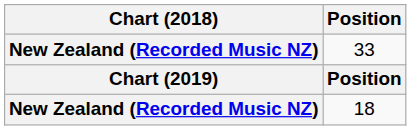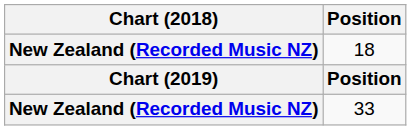rows swapped: (364, 109) <-> (364, 49)
